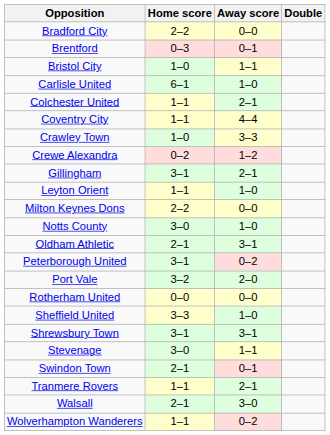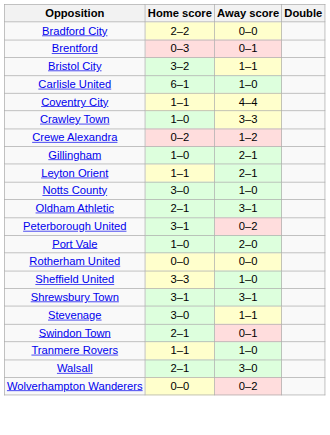(180, 66) 1–0 -> (180, 66) 3–2
- row: (75, 102)
(180, 173) 3–1 -> (180, 155) 1–0
(248, 191) 1–0 -> (248, 173) 2–1
- row: (75, 208)
(180, 279) 3–2 -> (180, 244) 1–0
(248, 386) 2–1 -> (248, 350) 1–0
(180, 421) 1–1 -> (180, 386) 0–0
